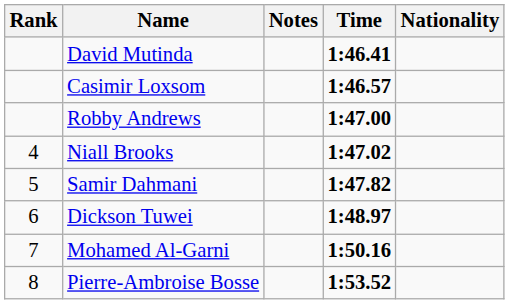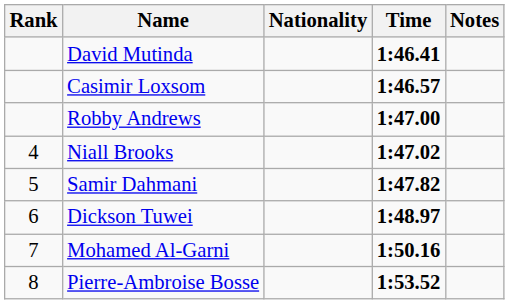columns swapped: (450, 20) <-> (293, 20)
